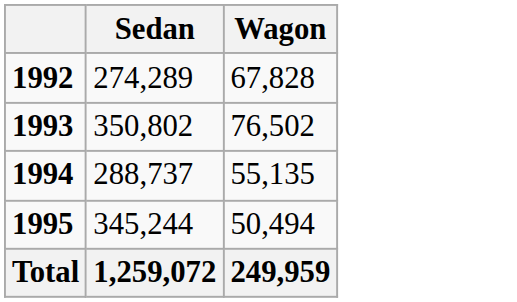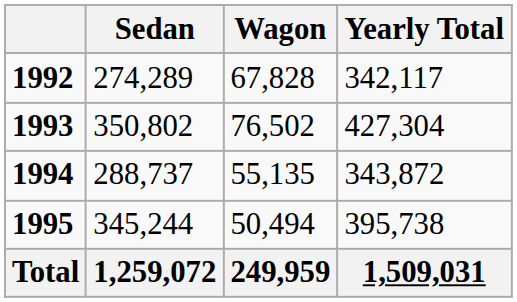+ column: (424, 28)
